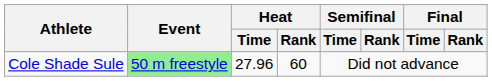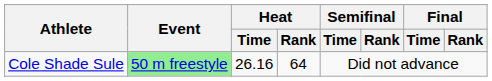(254, 64) 27.96 -> (254, 64) 26.16
(298, 64) 60 -> (298, 64) 64
